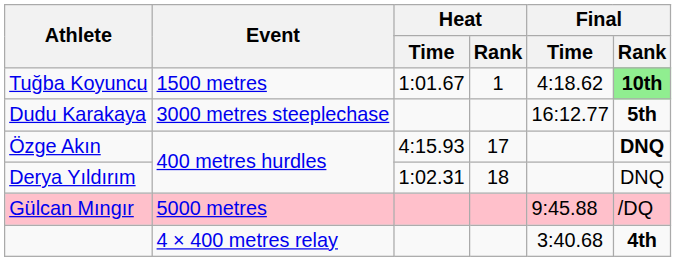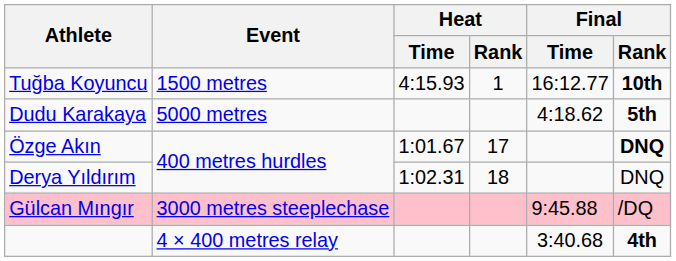(432, 83) 1:01.67 -> (432, 83) 4:15.93
(570, 83) 4:18.62 -> (570, 83) 16:12.77
(642, 83) lightgreen background -> (642, 83) no background
(273, 114) 3000 metres steeplechase -> (212, 114) 5000 metres
(570, 114) 16:12.77 -> (570, 114) 4:18.62
(432, 146) 4:15.93 -> (432, 146) 1:01.67
(212, 209) 5000 metres -> (273, 209) 3000 metres steeplechase
